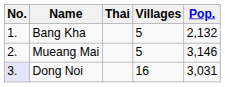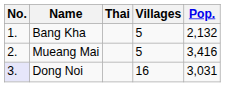(202, 52) 3,146 -> (202, 52) 3,416
